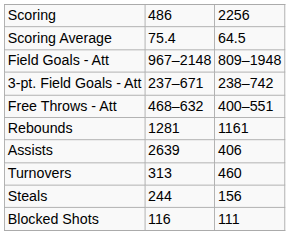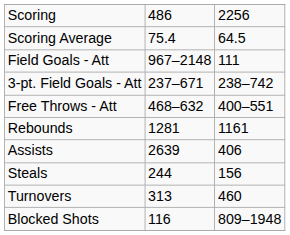(250, 60) 809–1948 -> (229, 60) 111
rows swapped: (40, 173) <-> (28, 196)
(229, 219) 111 -> (250, 219) 809–1948
